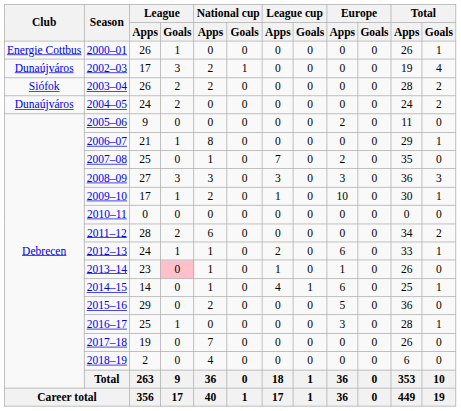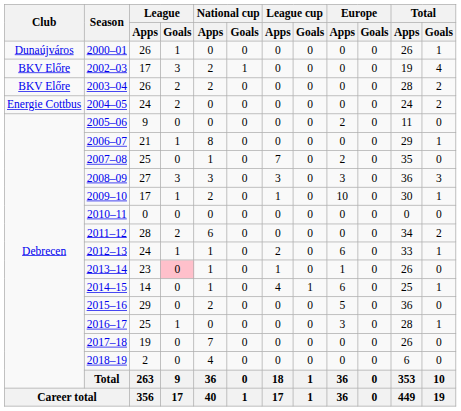(44, 50) Energie Cottbus -> (44, 50) Dunaújváros
(44, 68) Dunaújváros -> (44, 68) BKV Előre
(44, 86) Siófok -> (44, 86) BKV Előre
(44, 104) Dunaújváros -> (44, 104) Energie Cottbus
